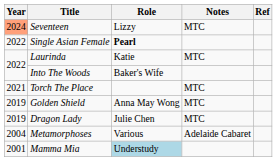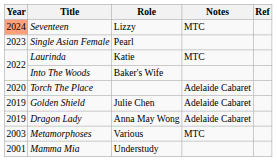(16, 42) 2022 -> (16, 42) 2023
(125, 42) bold -> (124, 42) normal
(16, 88) 2021 -> (16, 88) 2020
(194, 88) MTC -> (217, 88) Adelaide Cabaret
(147, 103) Anna May Wong -> (134, 103) Julie Chen
(194, 103) MTC -> (217, 103) Adelaide Cabaret
(134, 118) Julie Chen -> (147, 118) Anna May Wong
(194, 118) MTC -> (217, 118) Adelaide Cabaret
(16, 133) 2004 -> (16, 133) 2003
(217, 133) Adelaide Cabaret -> (194, 133) MTC
(136, 149) lightblue background -> (136, 149) no background
